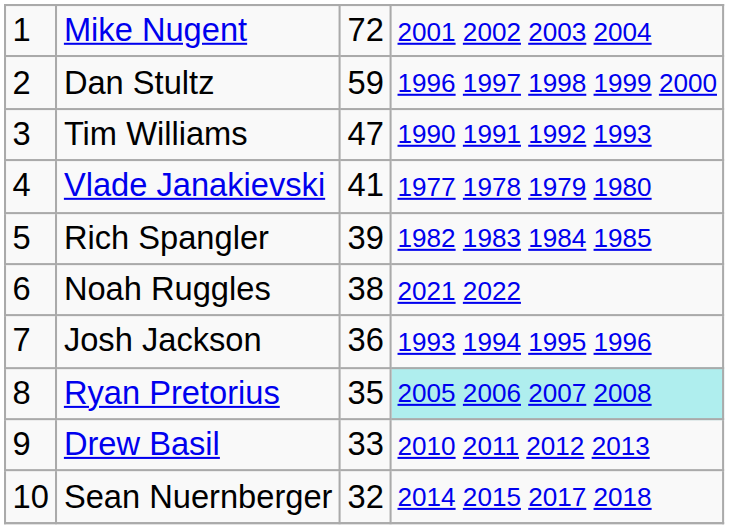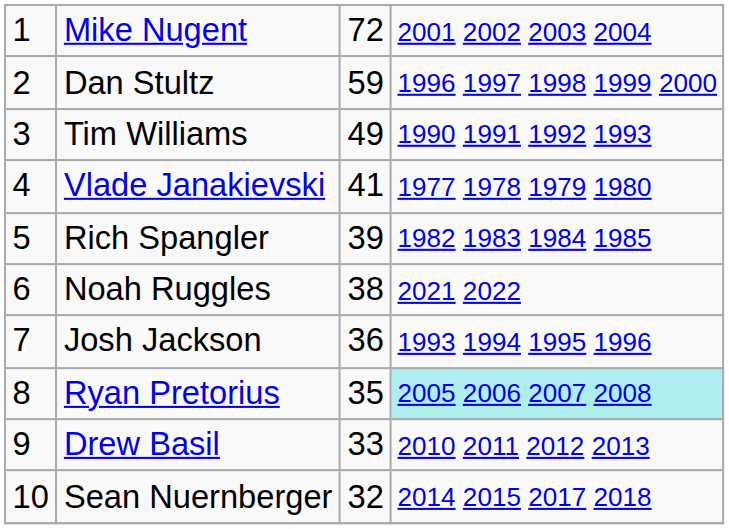(366, 133) 47 -> (366, 133) 49
